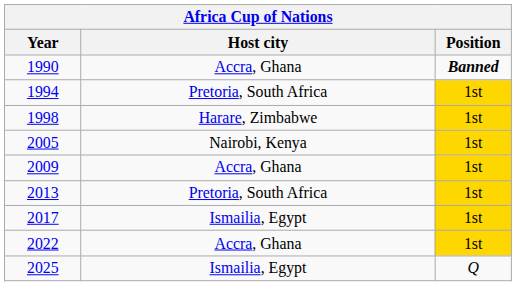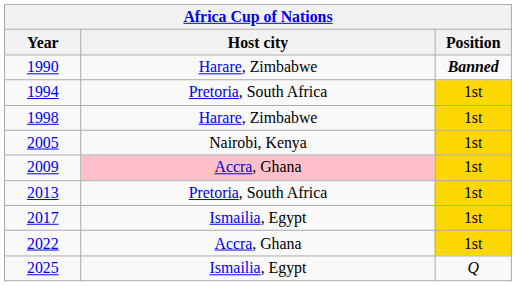(258, 67) Accra, Ghana -> (258, 67) Harare, Zimbabwe
(258, 167) no background -> (258, 167) pink background
